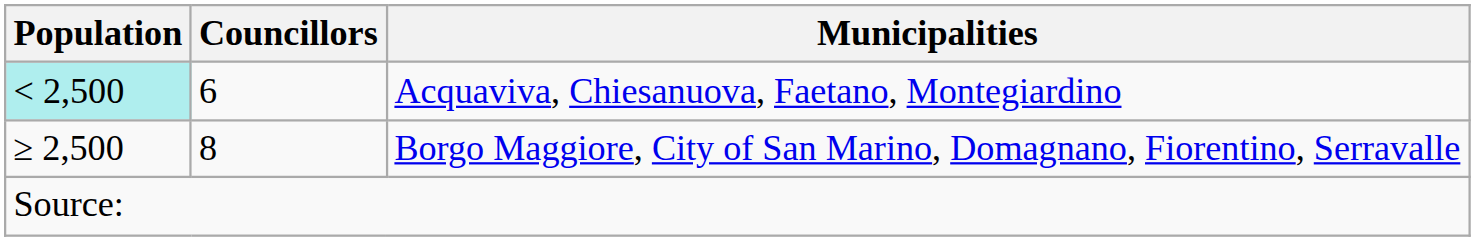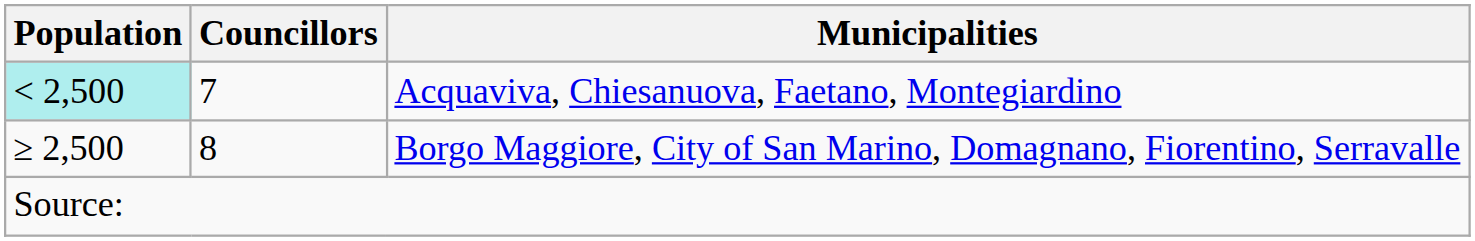(208, 90) 6 -> (208, 90) 7
